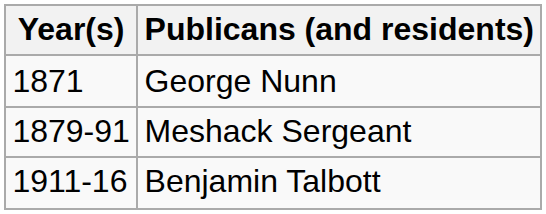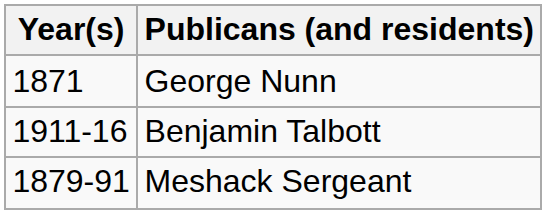rows swapped: (278, 131) <-> (263, 182)
